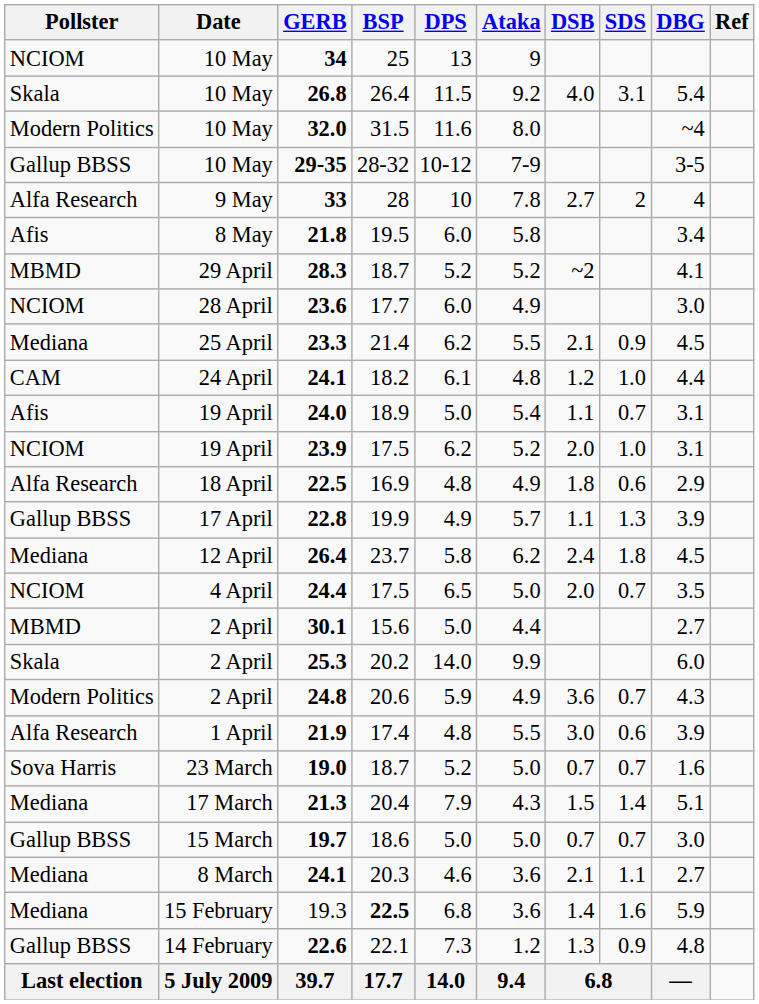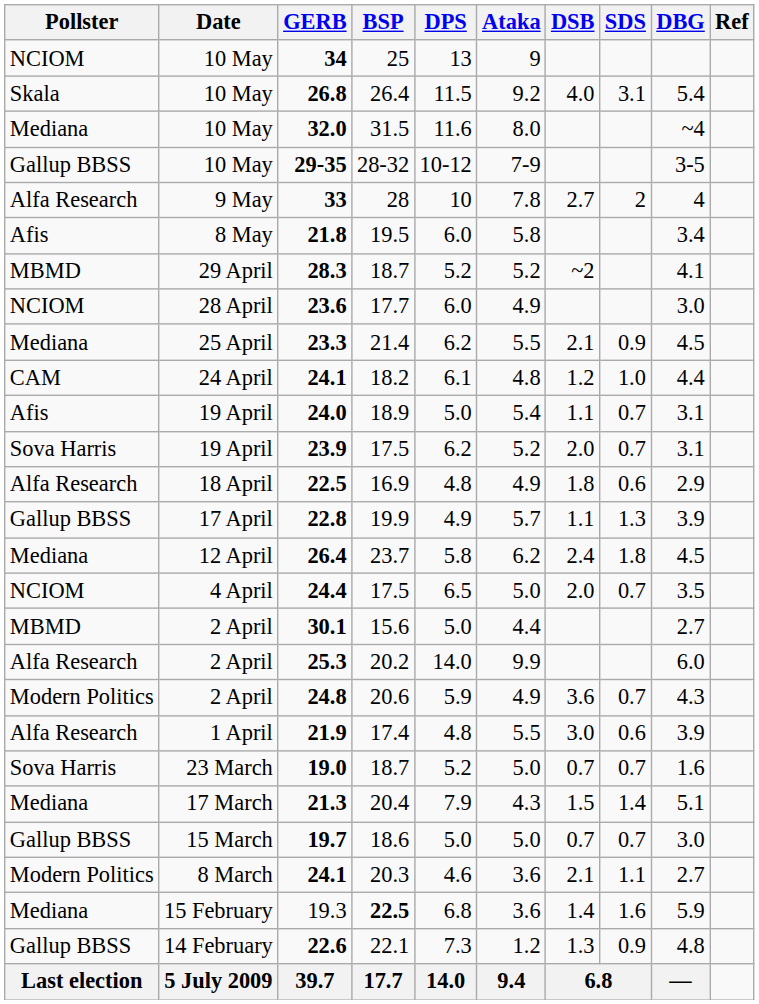(82, 128) Modern Politics -> (49, 128) Mediana
(47, 448) NCIOM -> (63, 448) Sova Harris
(632, 448) 1.0 -> (632, 448) 0.7
(35, 661) Skala -> (74, 661) Alfa Research
(49, 874) Mediana -> (82, 874) Modern Politics
